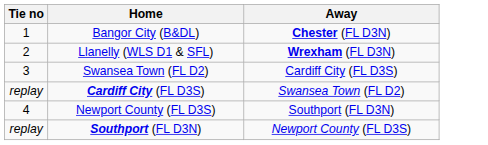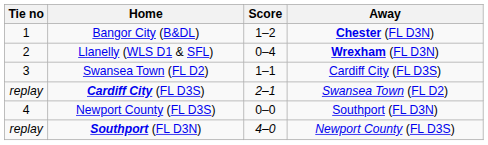+ column: (265, 14)
